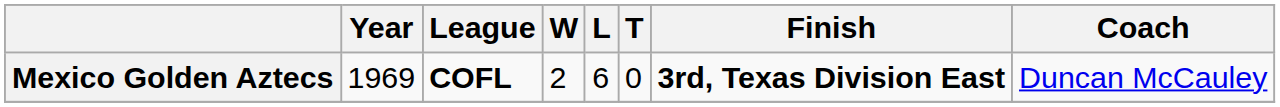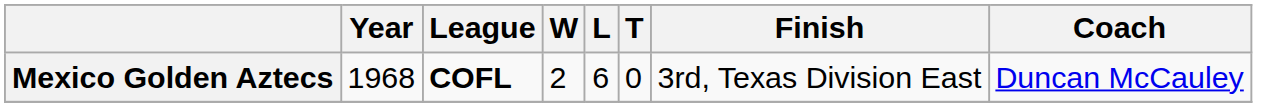(381, 76) 1969 -> (381, 76) 1968
(831, 76) bold -> (819, 76) normal
